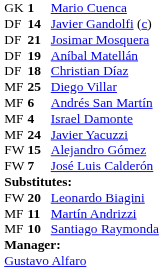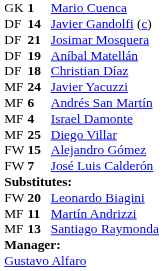rows swapped: (84, 86) <-> (89, 134)
(34, 229) 10 -> (34, 229) 13
